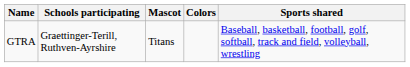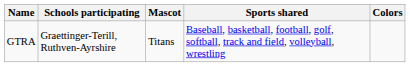columns swapped: (201, 12) <-> (312, 12)
